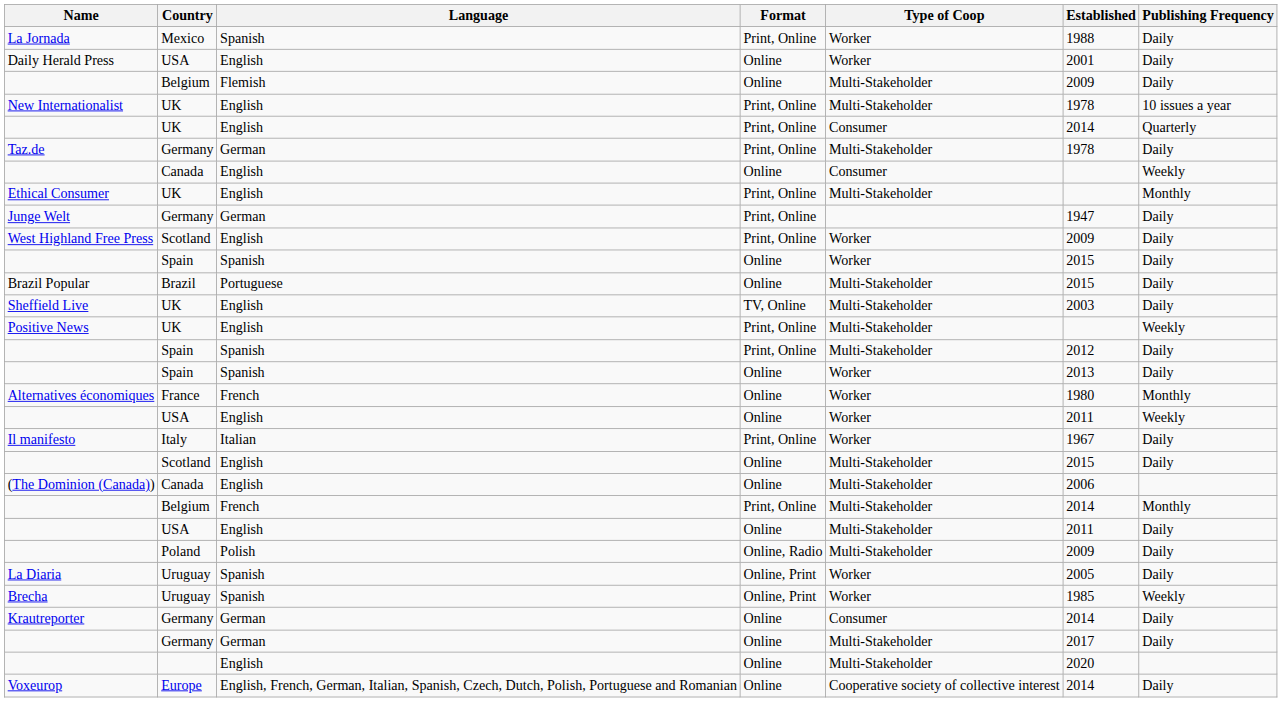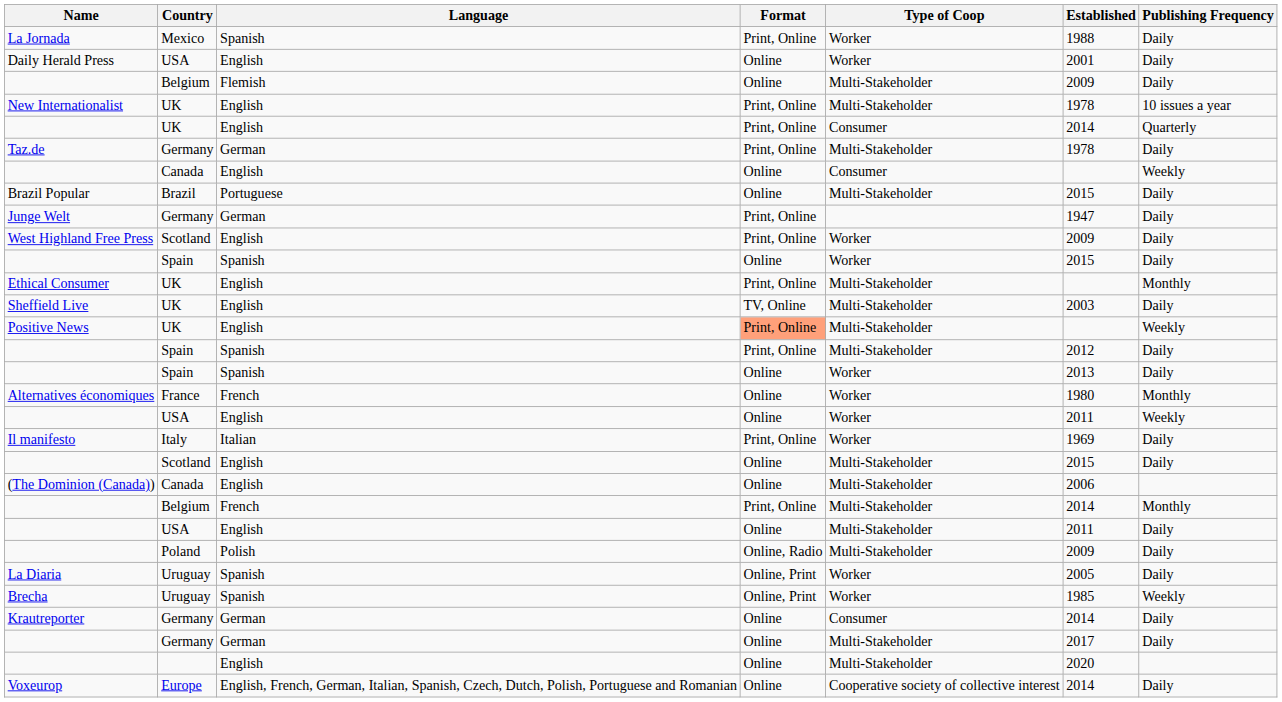rows swapped: (49, 283) <-> (58, 194)
(780, 328) no background -> (780, 328) lightsalmon background
(1080, 439) 1967 -> (1080, 439) 1969
